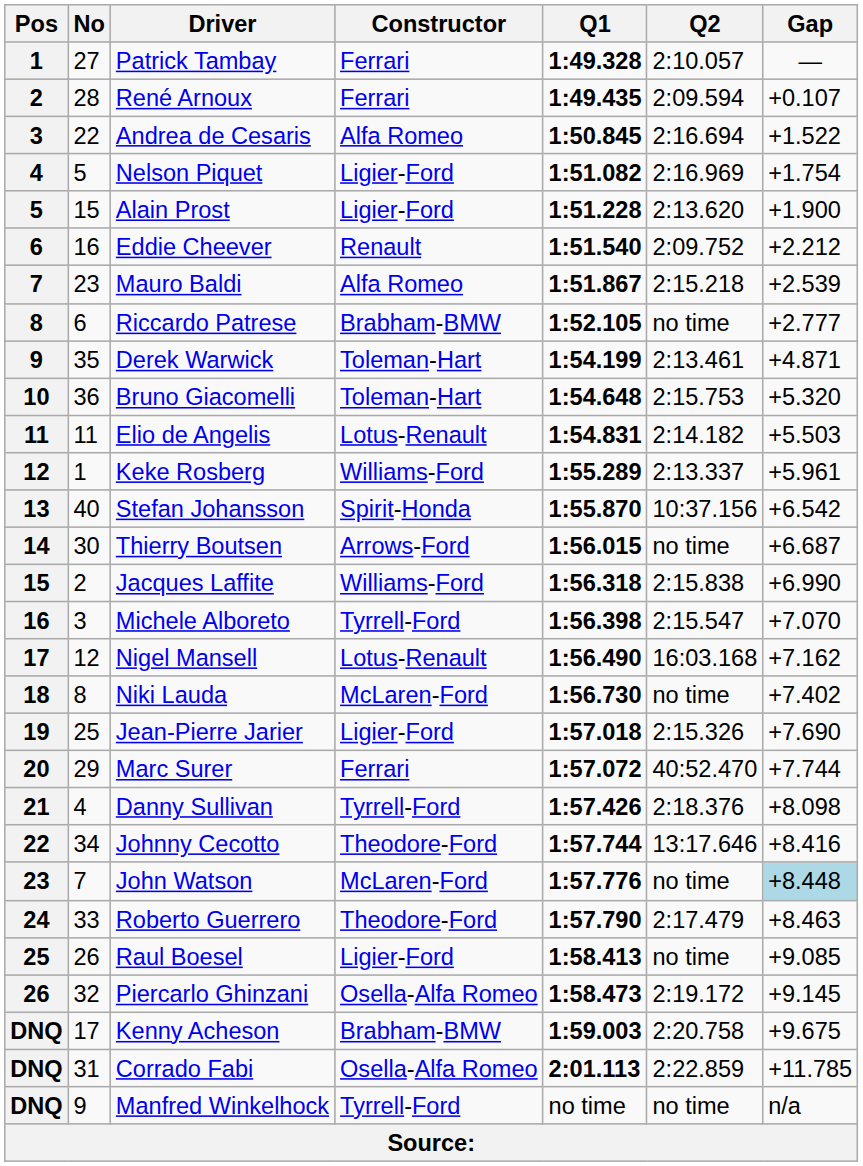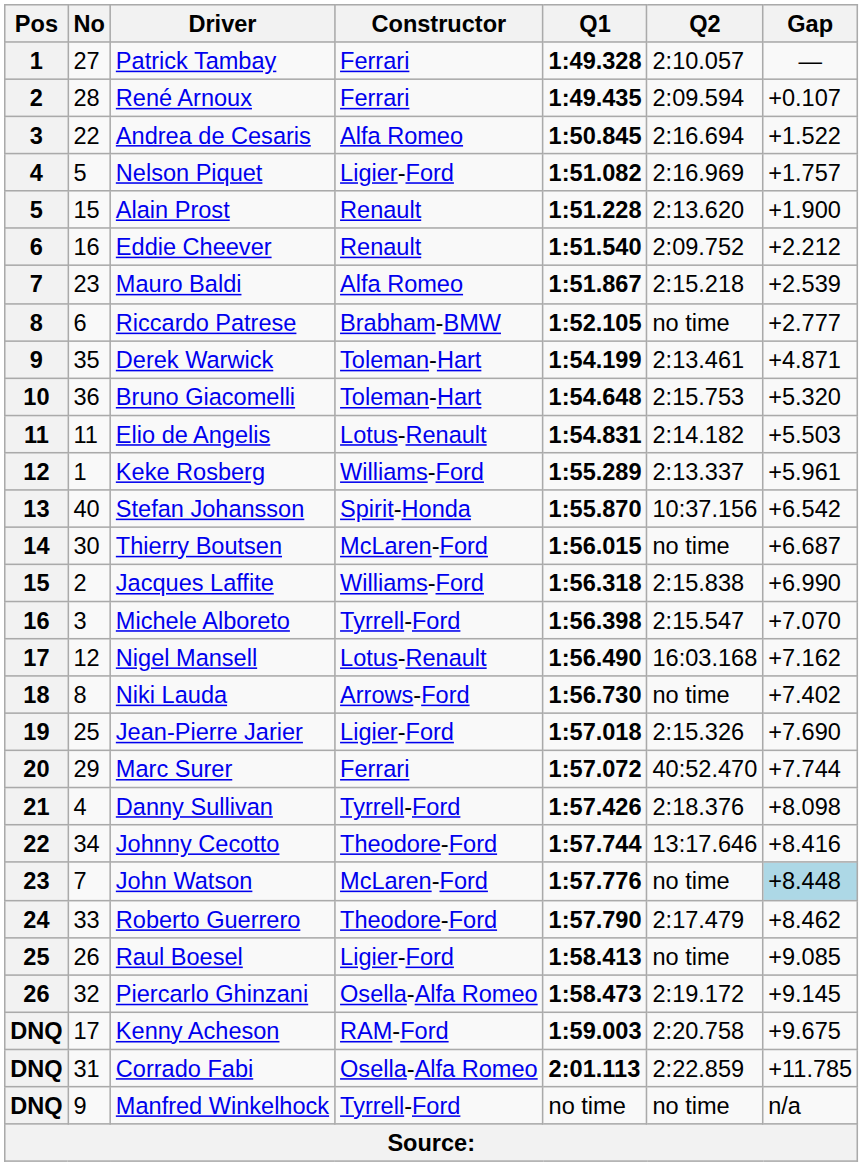(805, 173) +1.754 -> (805, 173) +1.757
(397, 210) Ligier-Ford -> (381, 210) Renault
(405, 546) Arrows-Ford -> (414, 546) McLaren-Ford
(414, 695) McLaren-Ford -> (405, 695) Arrows-Ford
(805, 919) +8.463 -> (805, 919) +8.462
(421, 1031) Brabham-BMW -> (394, 1031) RAM-Ford
